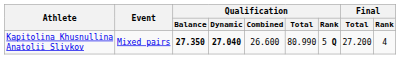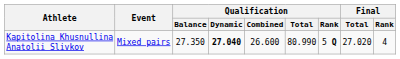(190, 42) bold -> (190, 42) normal
(357, 42) 27.200 -> (357, 42) 27.020
